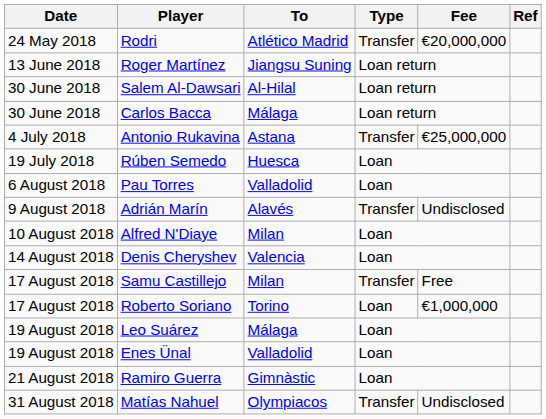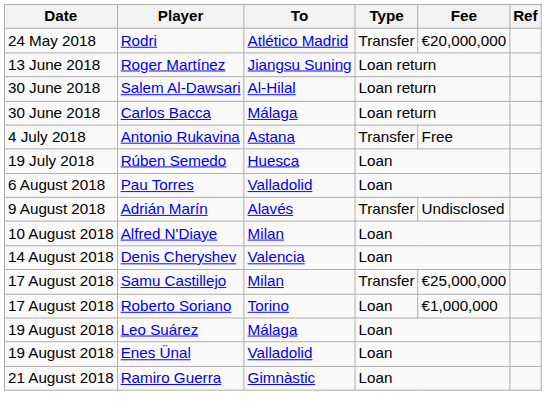(464, 137) €25,000,000 -> (437, 137) Free
(437, 281) Free -> (464, 281) €25,000,000
- row: (170, 402)
